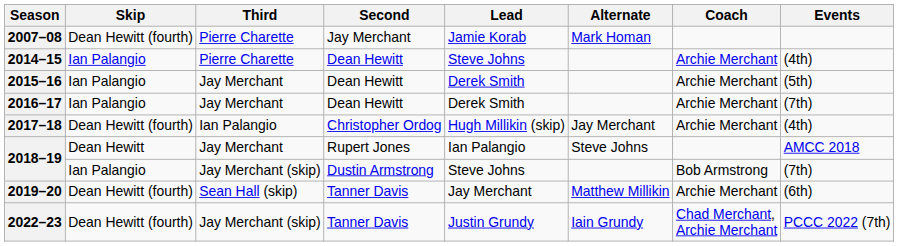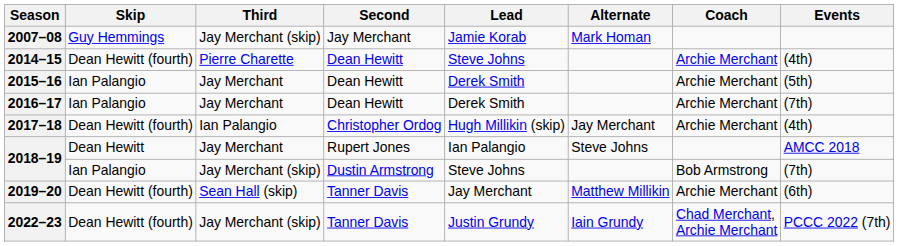(131, 37) Dean Hewitt (fourth) -> (116, 37) Guy Hemmings
(246, 37) Pierre Charette -> (260, 37) Jay Merchant (skip)
(107, 59) Ian Palangio -> (131, 59) Dean Hewitt (fourth)
